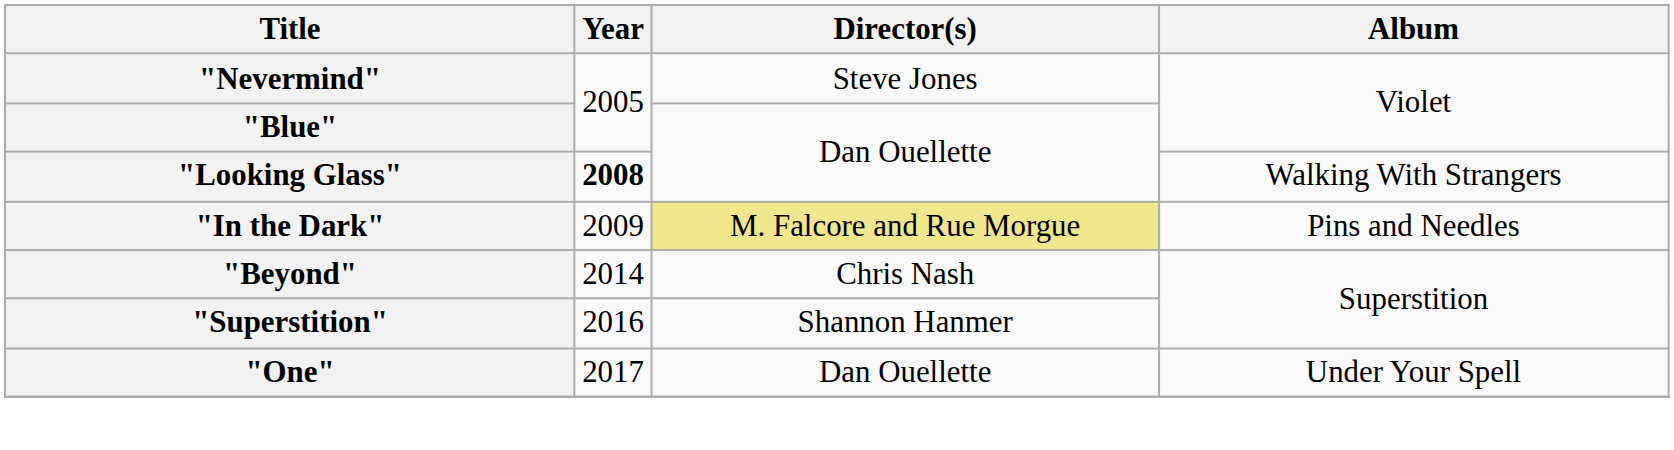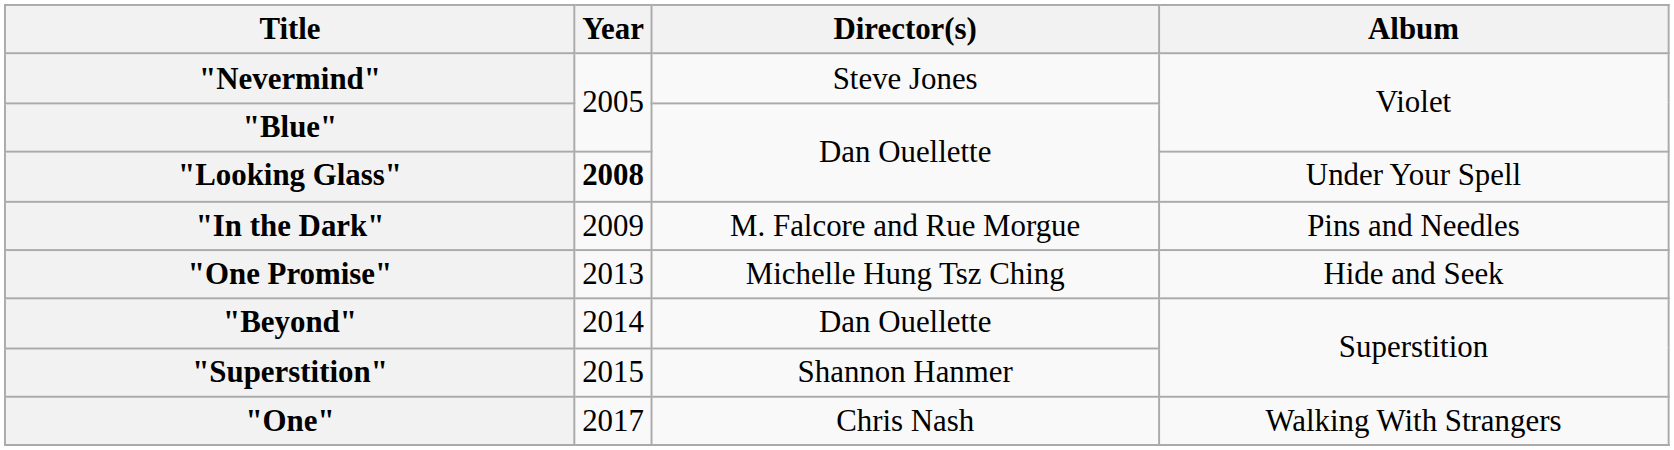(1414, 175) Walking With Strangers -> (1414, 175) Under Your Spell
(905, 224) khaki background -> (905, 224) no background
+ row: (290, 273)
(905, 273) Chris Nash -> (905, 322) Dan Ouellette
(613, 322) 2016 -> (613, 371) 2015
(905, 371) Dan Ouellette -> (905, 420) Chris Nash
(1414, 371) Under Your Spell -> (1414, 420) Walking With Strangers
